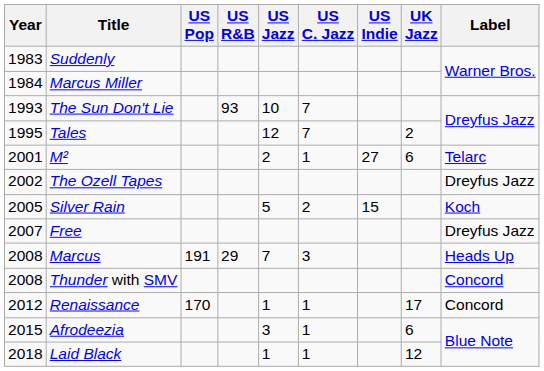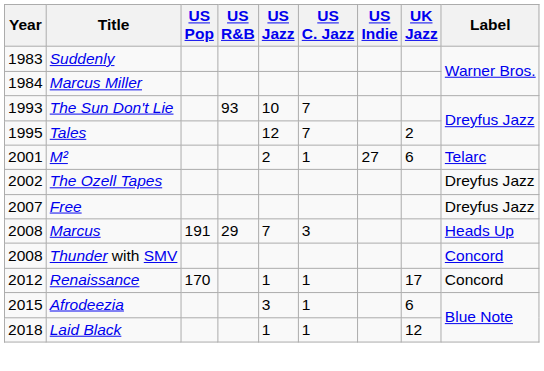- row: (87, 206)
